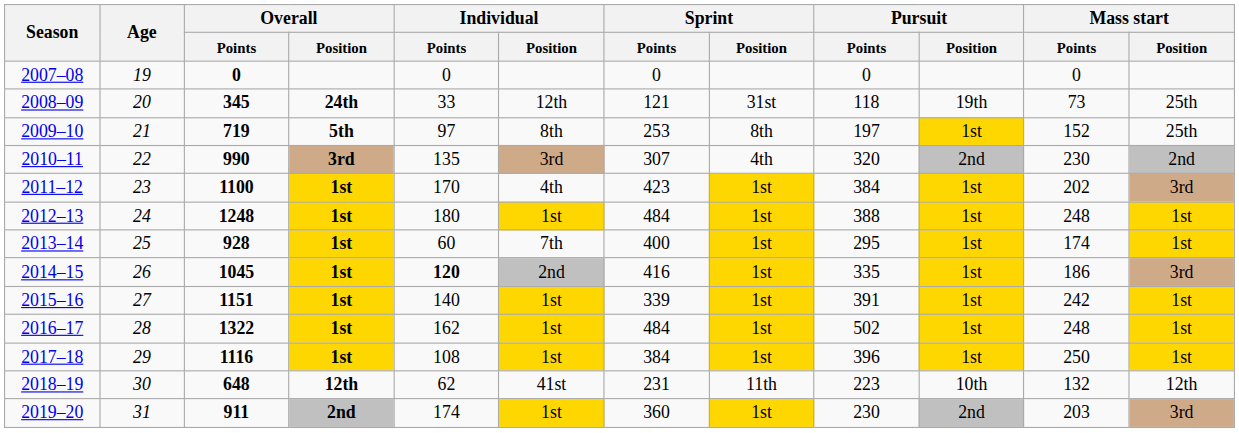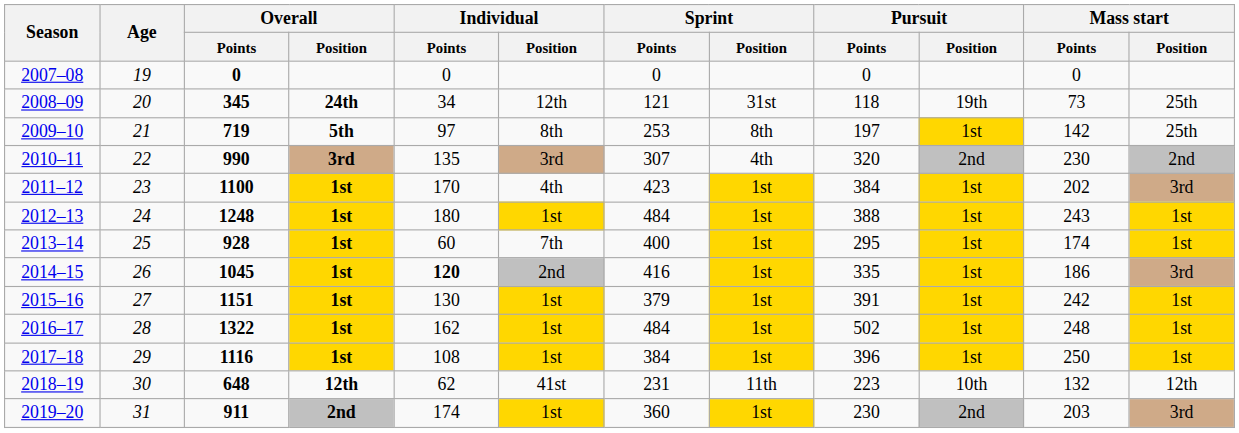(446, 103) 33 -> (446, 103) 34
(1077, 131) 152 -> (1077, 131) 142
(1077, 215) 248 -> (1077, 215) 243
(446, 300) 140 -> (446, 300) 130
(656, 300) 339 -> (656, 300) 379
